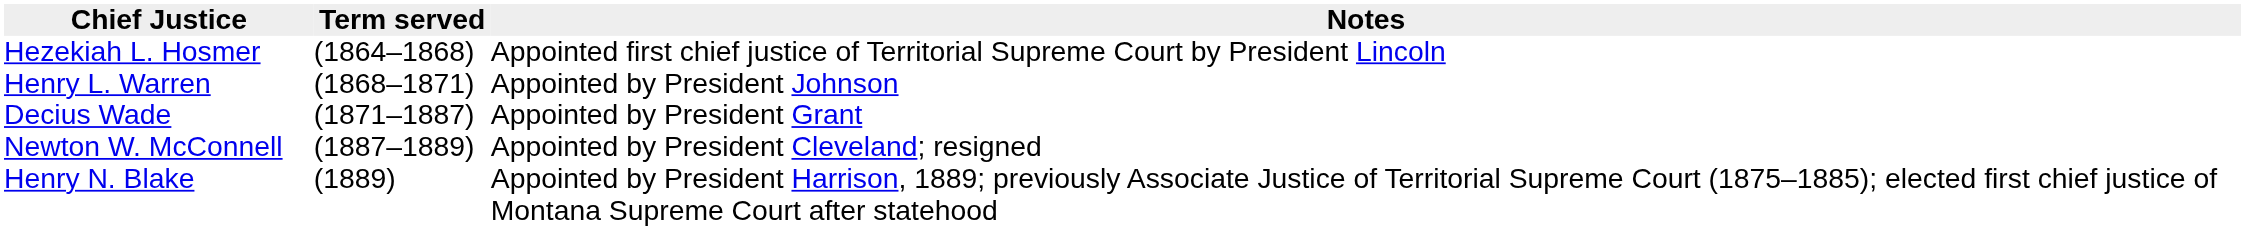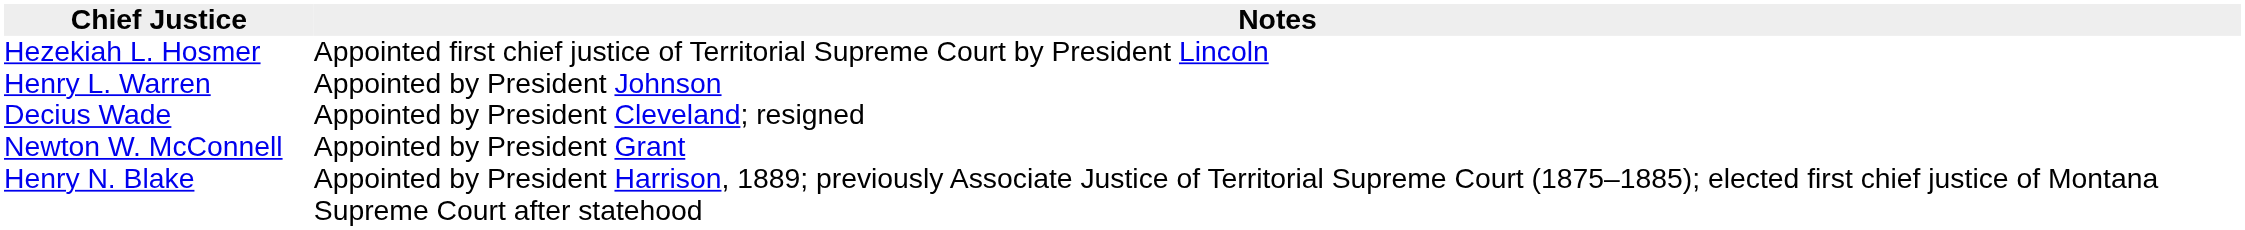- column: (402, 19)
(677, 115) Appointed by President Grant -> (589, 115) Appointed by President Cleveland; resigned
(766, 146) Appointed by President Cleveland; resigned -> (500, 146) Appointed by President Grant
